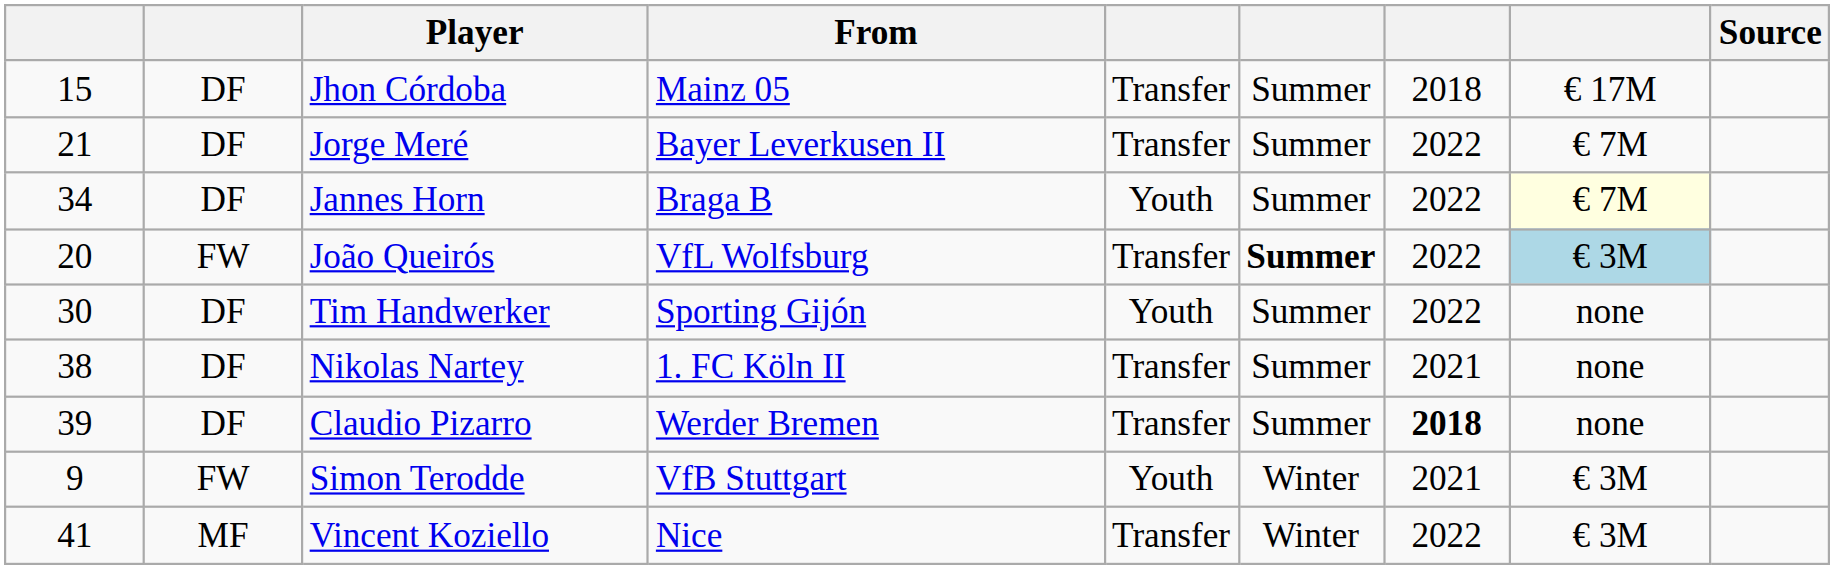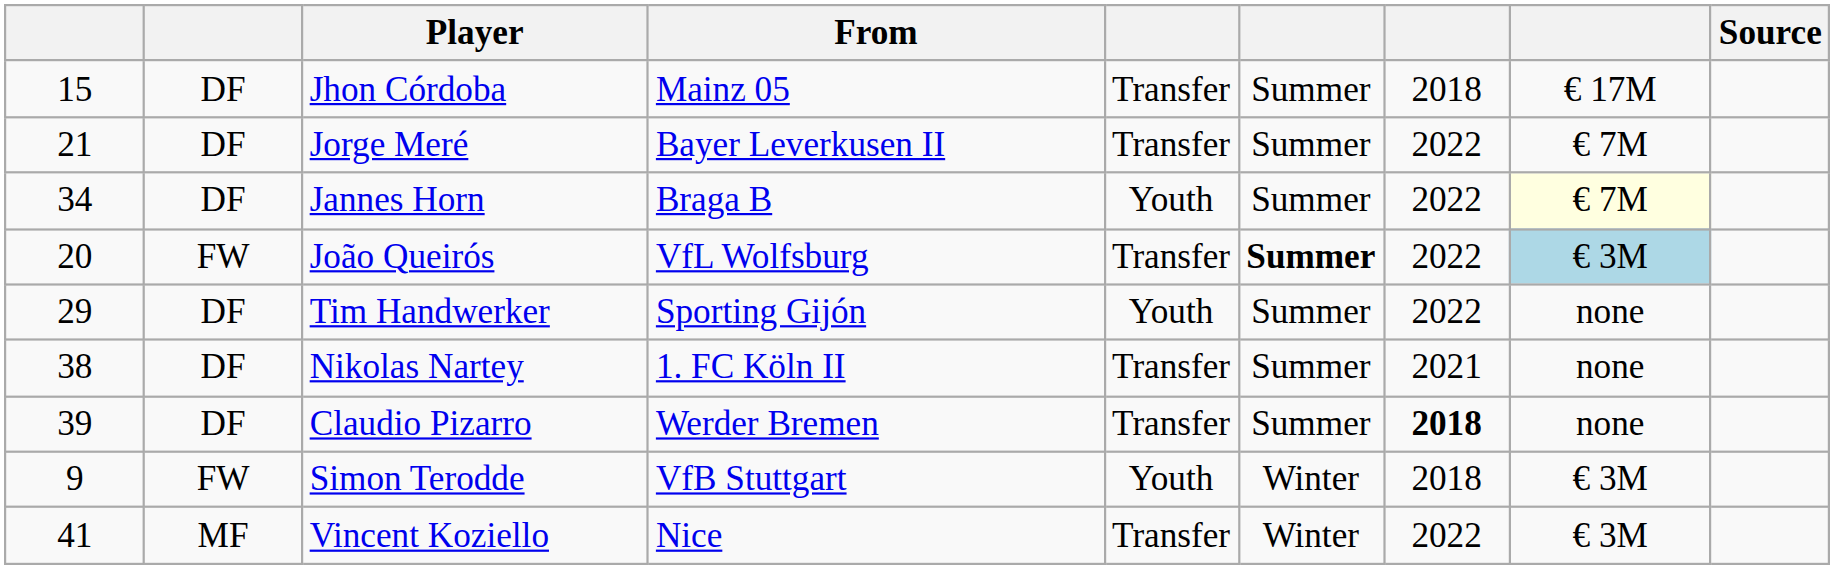(75, 311) 30 -> (75, 311) 29
(1447, 479) 2021 -> (1447, 479) 2018
